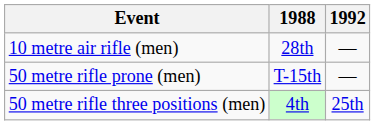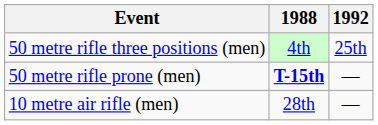rows swapped: (137, 104) <-> (94, 47)
(297, 76) normal -> (299, 76) bold
